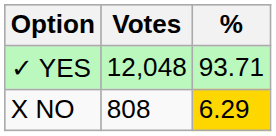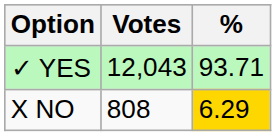(147, 67) 12,048 -> (147, 67) 12,043
